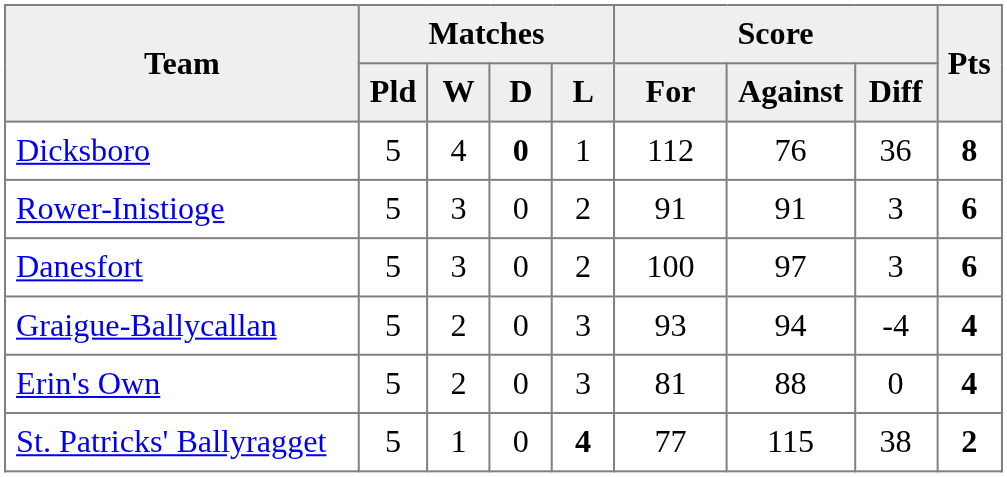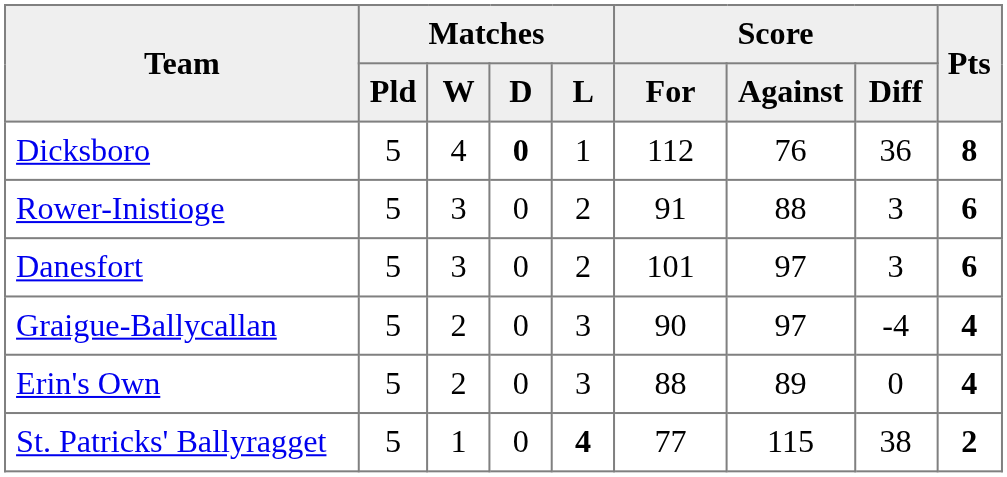(791, 208) 91 -> (791, 208) 88
(671, 266) 100 -> (671, 266) 101
(671, 325) 93 -> (671, 325) 90
(791, 325) 94 -> (791, 325) 97
(671, 383) 81 -> (671, 383) 88
(791, 383) 88 -> (791, 383) 89
